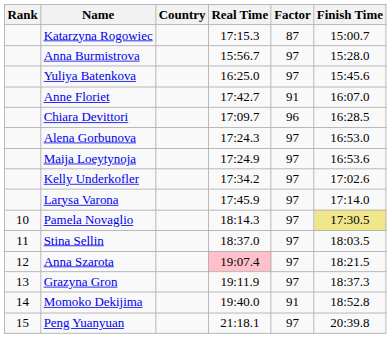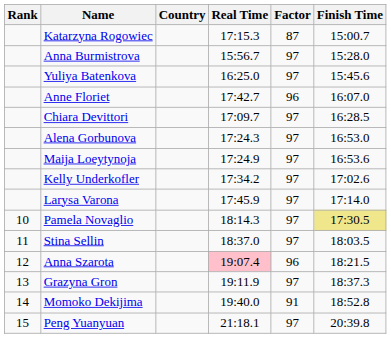(292, 96) 91 -> (292, 96) 96
(292, 117) 96 -> (292, 117) 97
(292, 261) 97 -> (292, 261) 96
